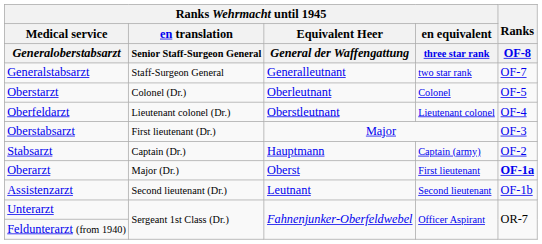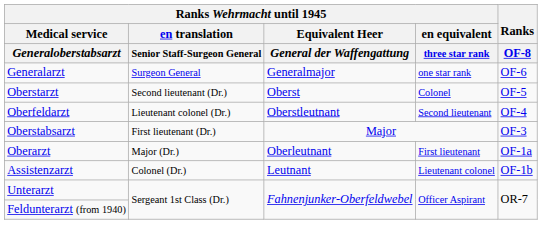- row: (48, 72)
+ row: (36, 72)
(159, 93) Colonel (Dr.) -> (179, 93) Second lieutenant (Dr.)
(299, 92) Oberleutnant -> (283, 92) Oberst
(457, 112) Lieutenant colonel -> (455, 112) Second lieutenant
- row: (30, 151)
(283, 170) Oberst -> (299, 151) Oberleutnant
(517, 170) bold -> (516, 151) normal
(179, 190) Second lieutenant (Dr.) -> (159, 171) Colonel (Dr.)
(455, 190) Second lieutenant -> (457, 171) Lieutenant colonel
